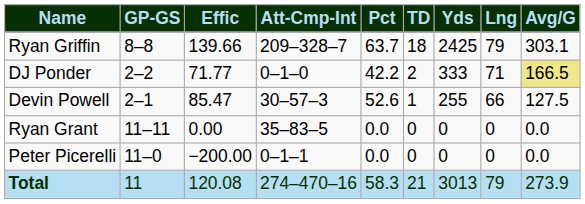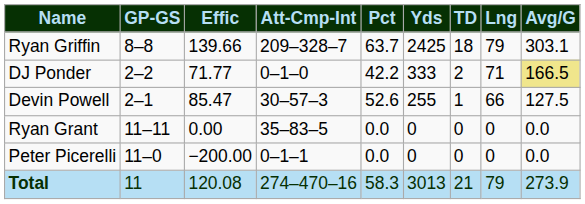columns swapped: (458, 18) <-> (419, 18)
